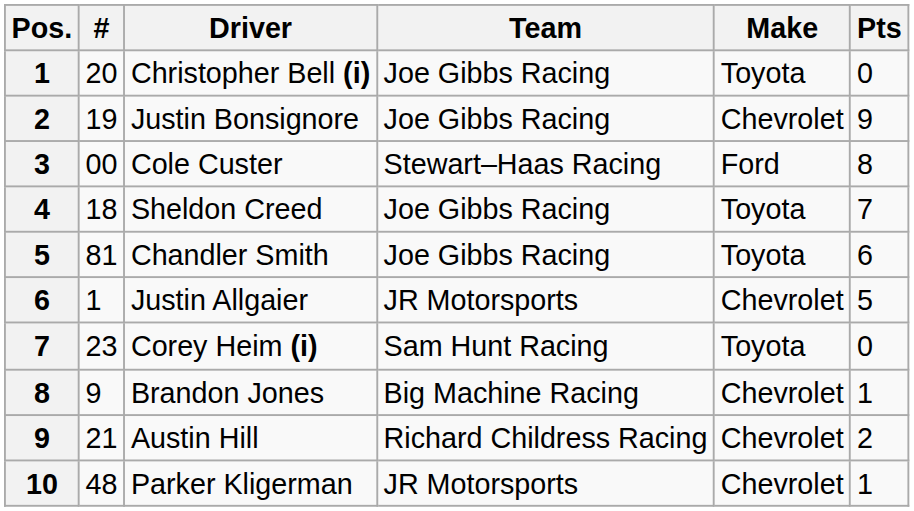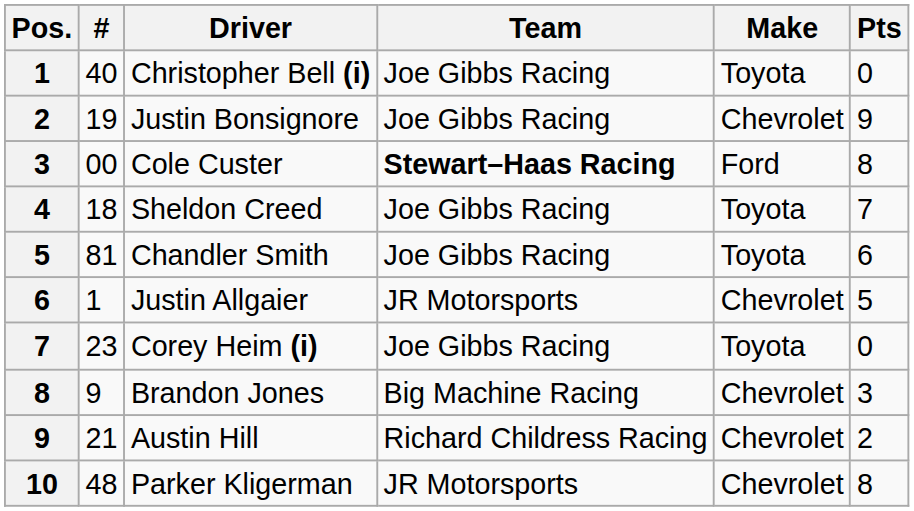(102, 73) 20 -> (102, 73) 40
(522, 164) normal -> (530, 164) bold
(496, 346) Sam Hunt Racing -> (497, 346) Joe Gibbs Racing
(865, 392) 1 -> (865, 392) 3
(865, 483) 1 -> (865, 483) 8
